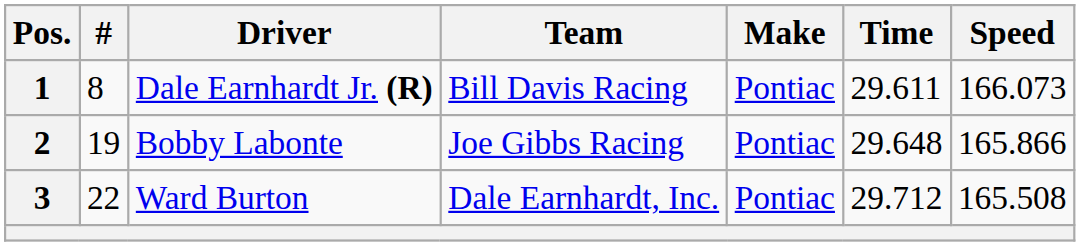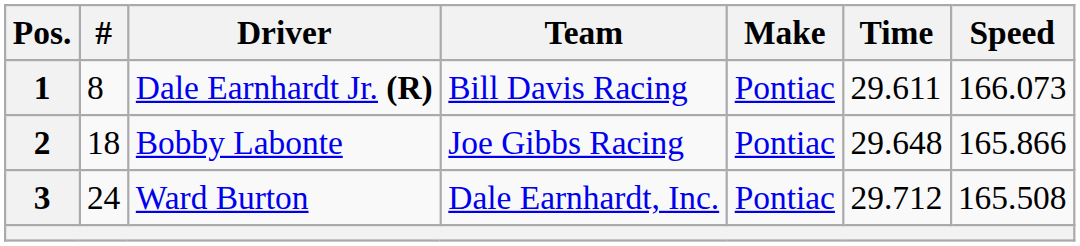(104, 142) 19 -> (104, 142) 18
(104, 197) 22 -> (104, 197) 24
